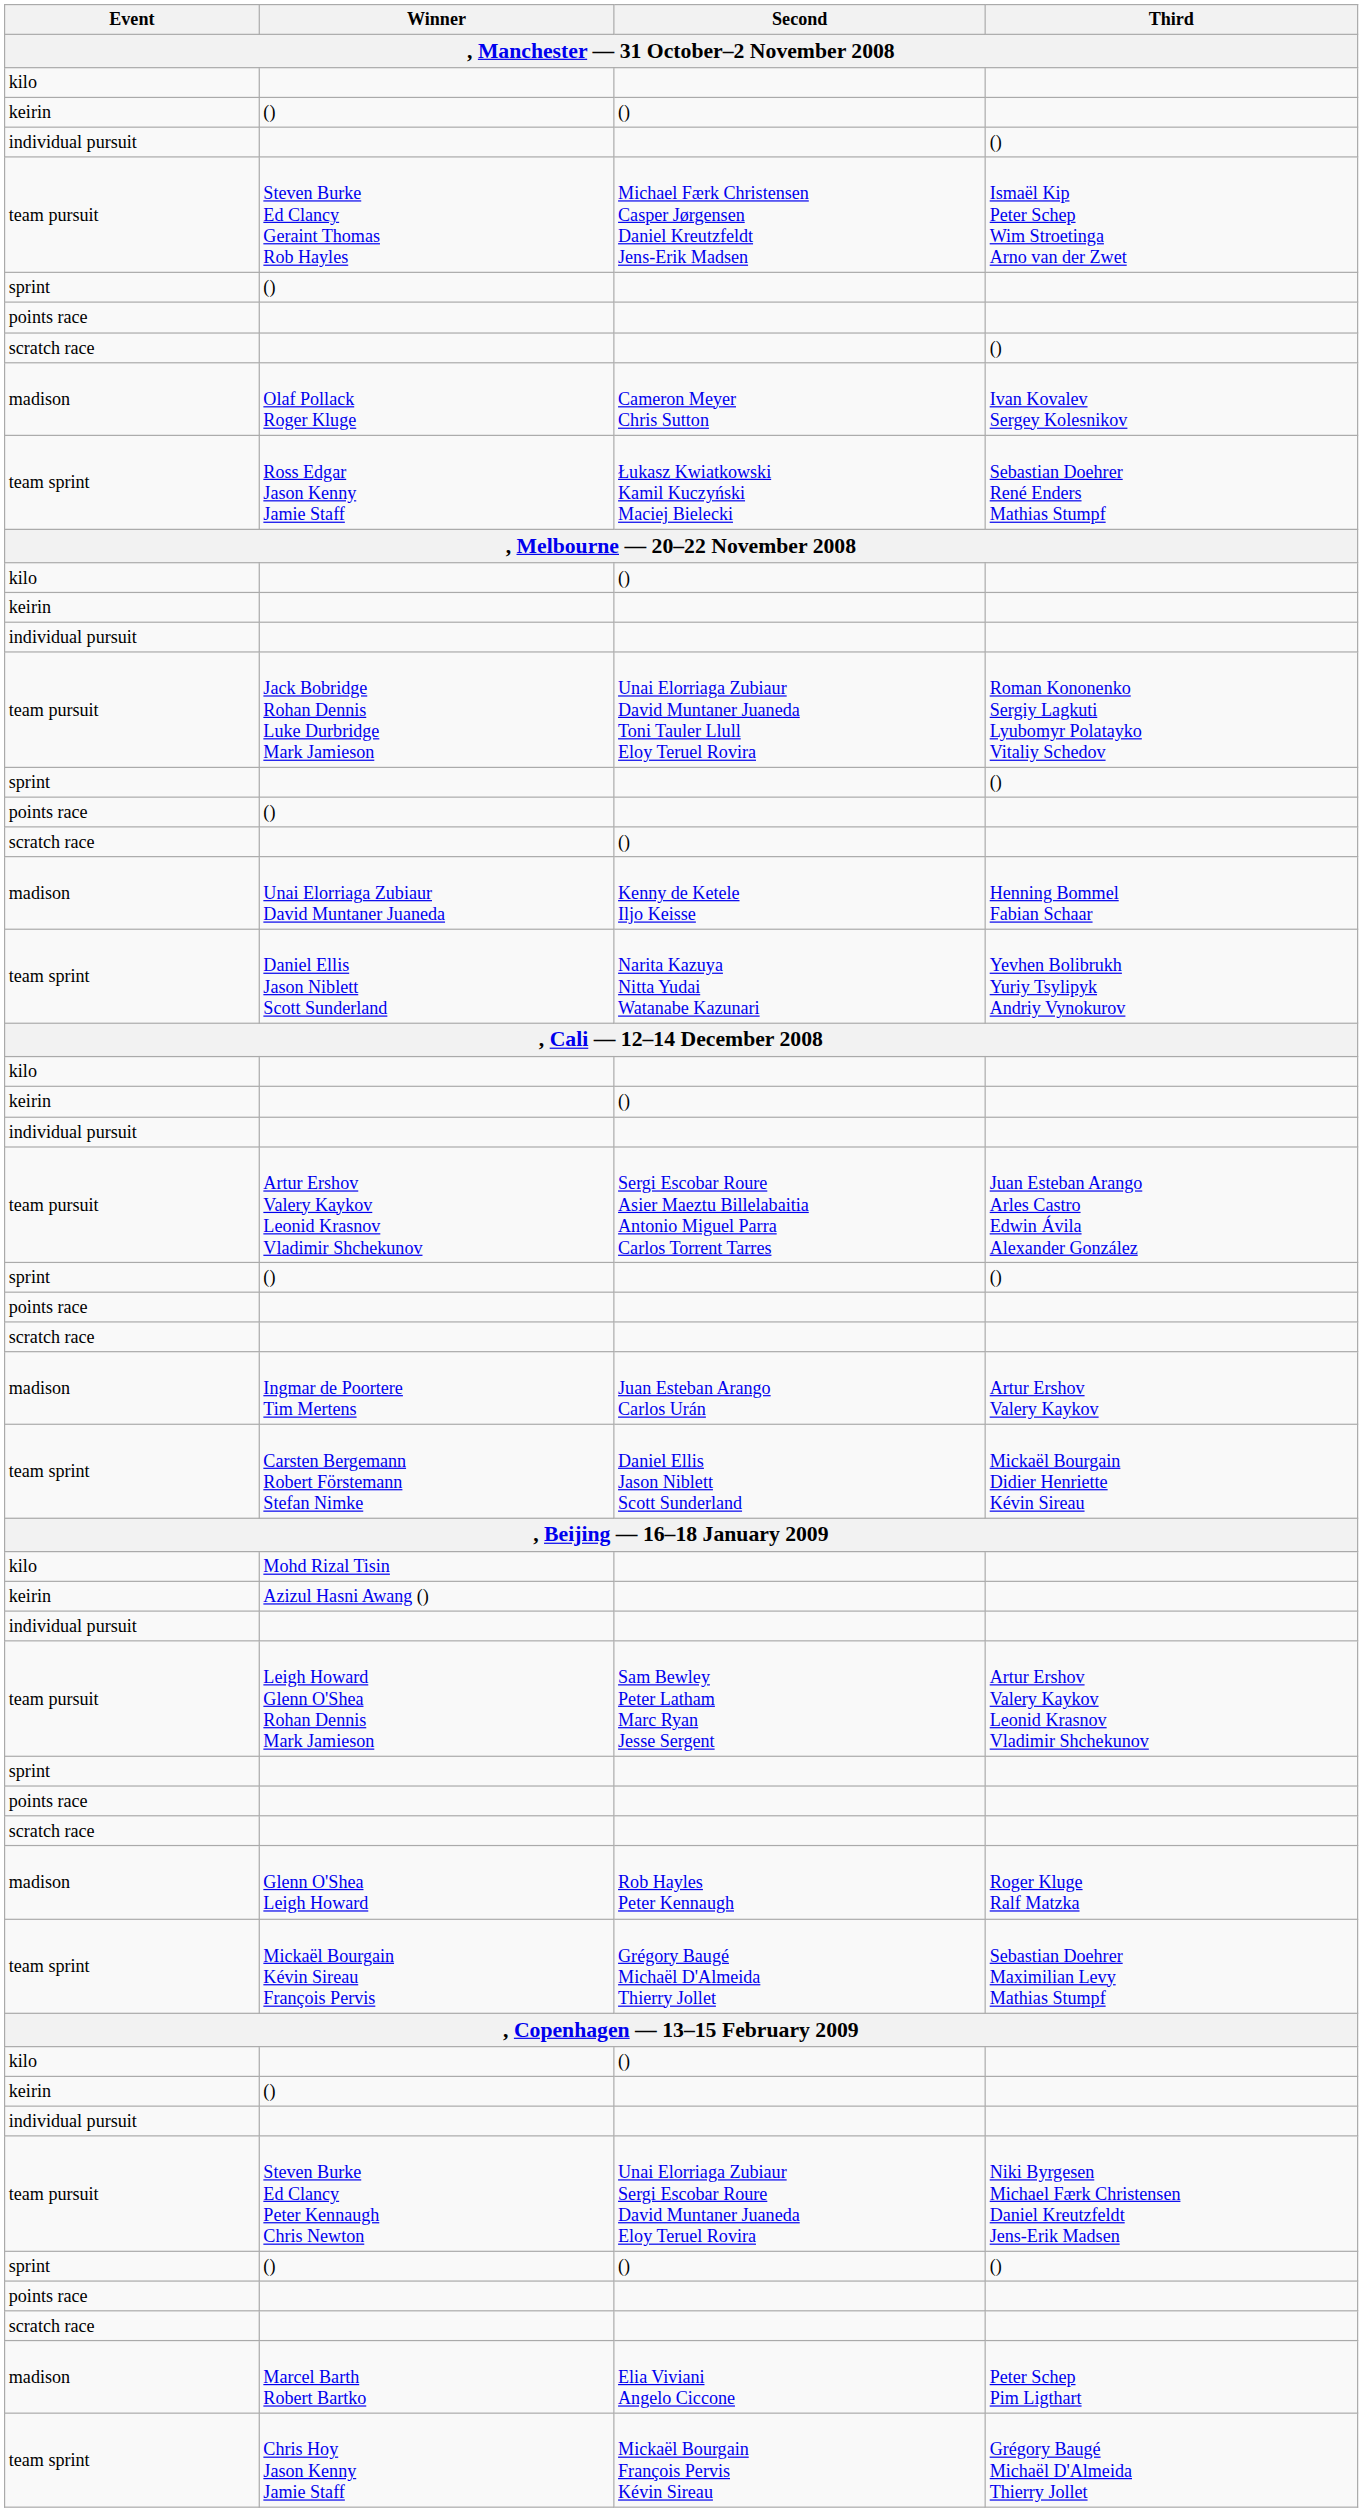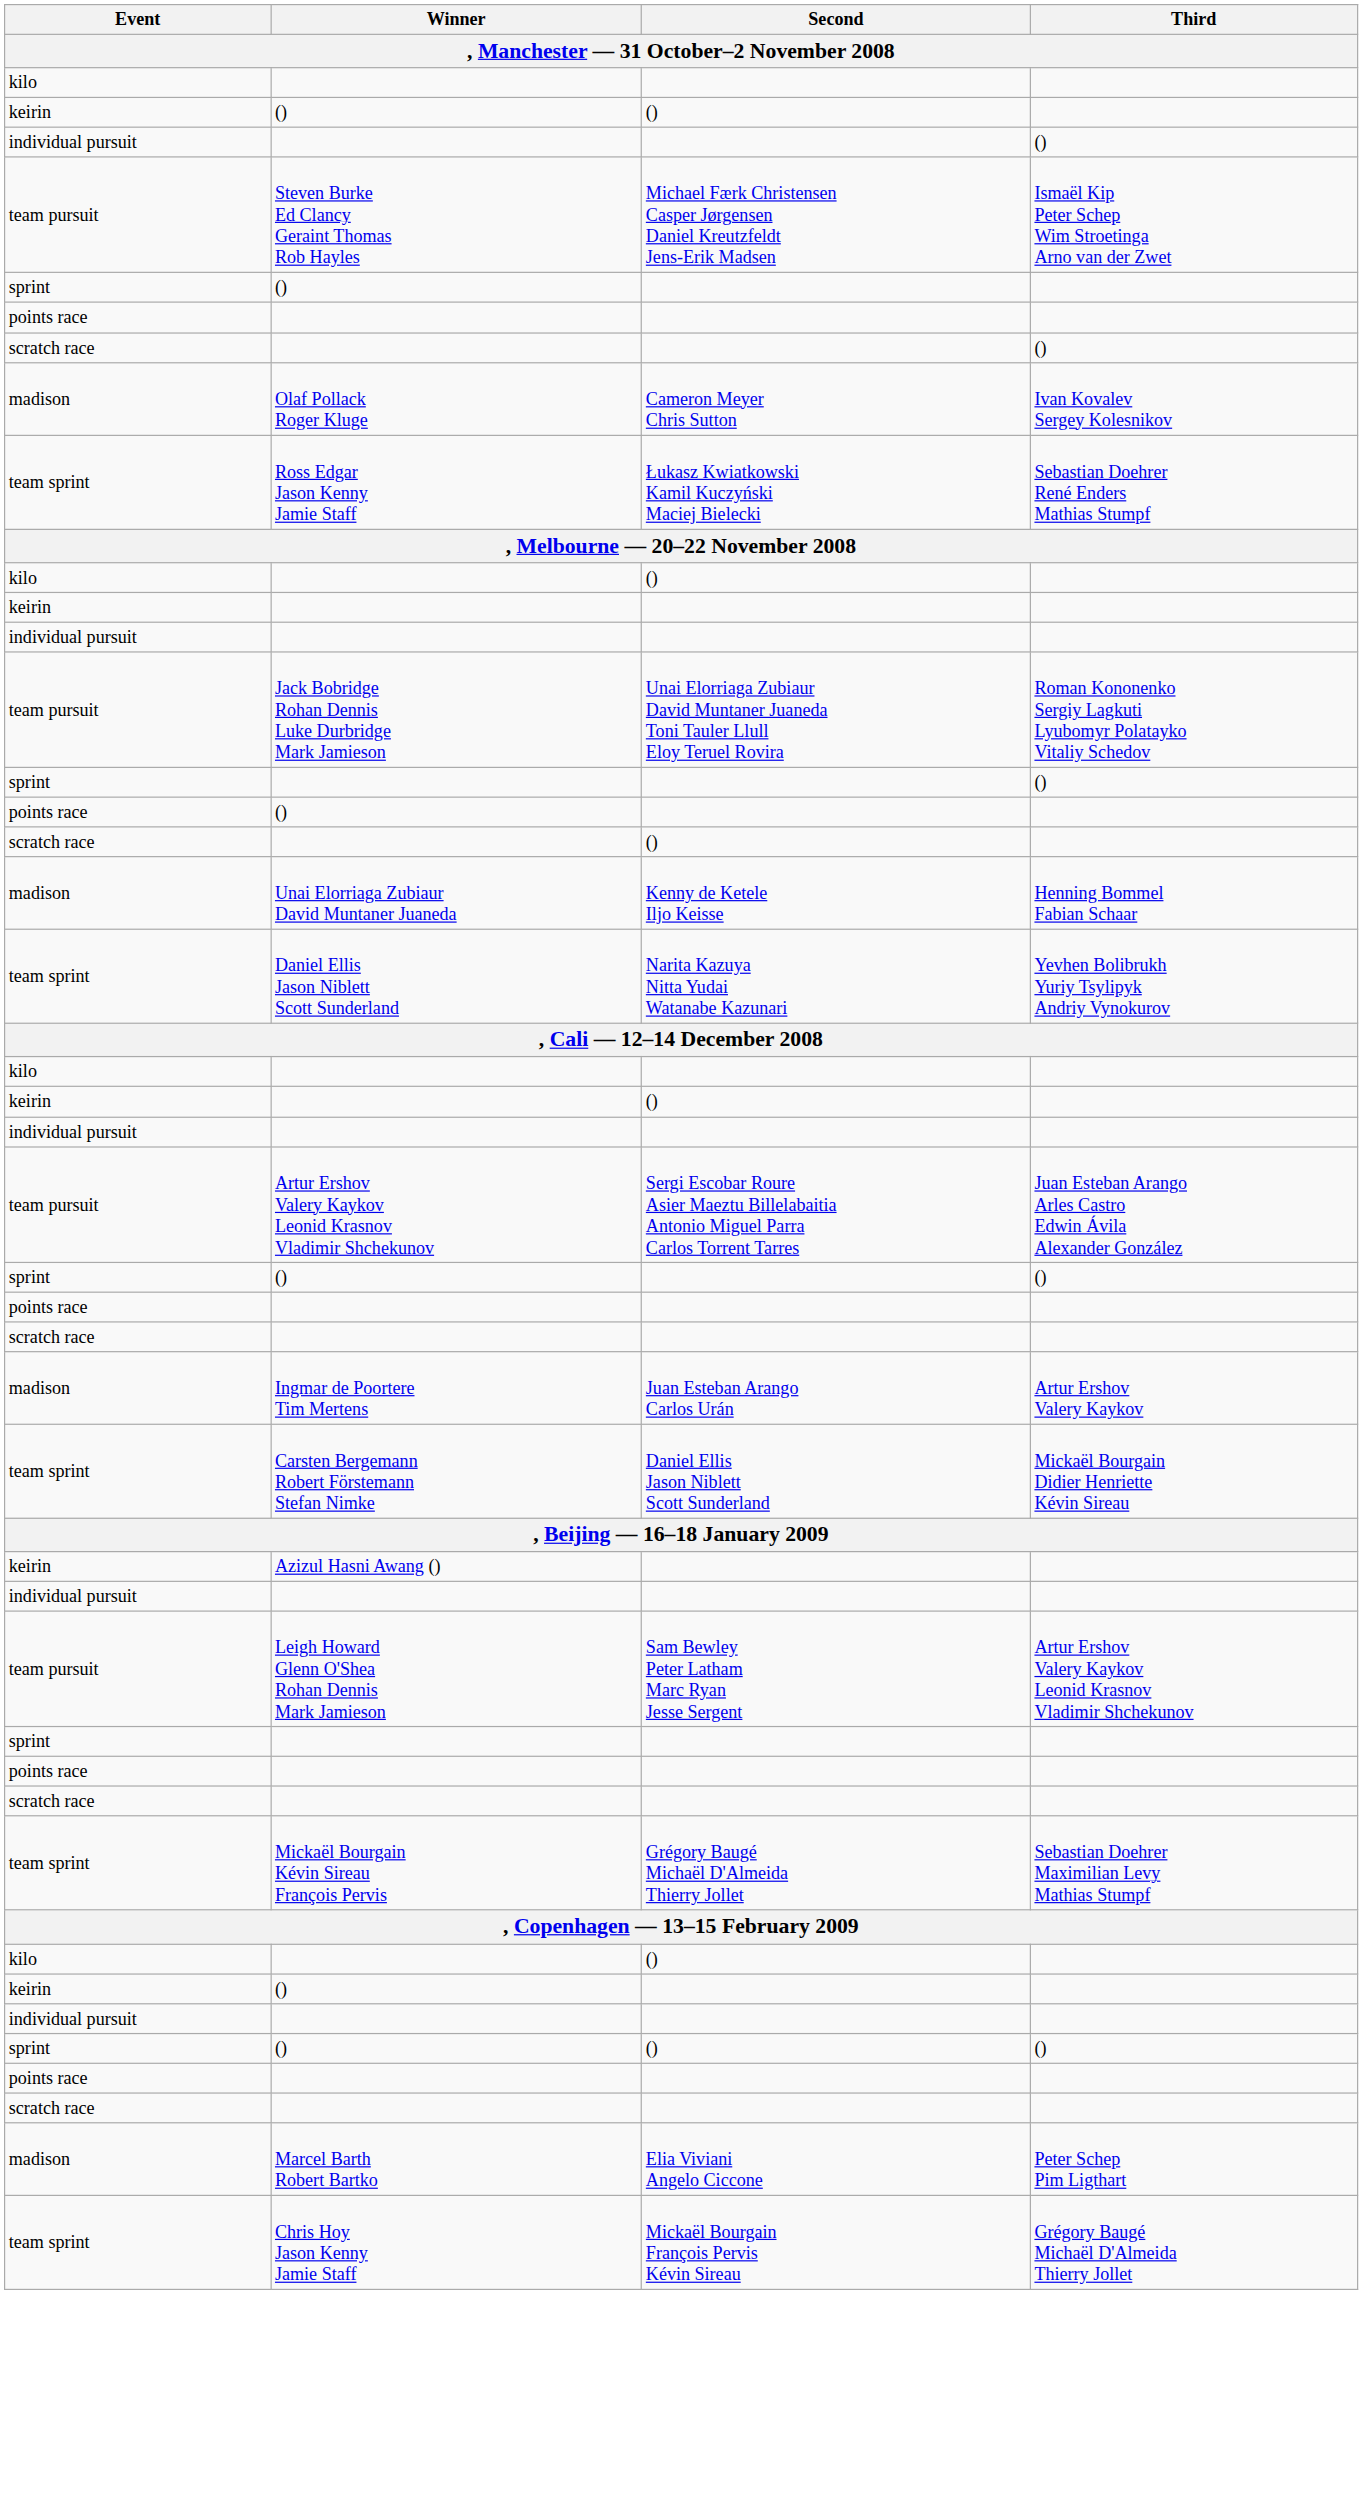- row: (23, 1566)
- row: (39, 1882)
- row: (54, 2193)
